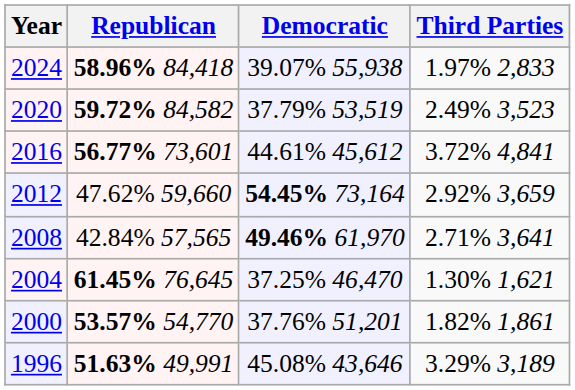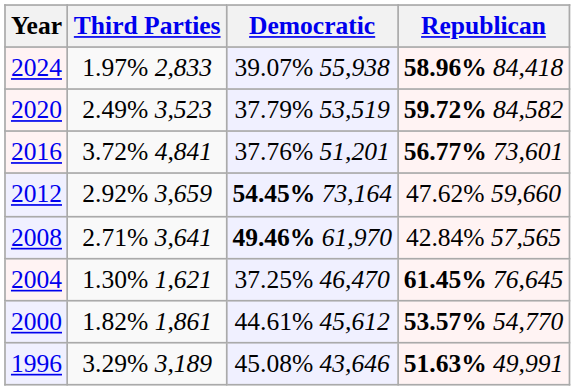columns swapped: (154, 26) <-> (490, 26)
(325, 152) 44.61% 45,612 -> (312, 152) 37.76% 51,201
(325, 320) 37.76% 51,201 -> (312, 320) 44.61% 45,612
